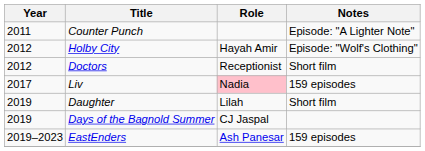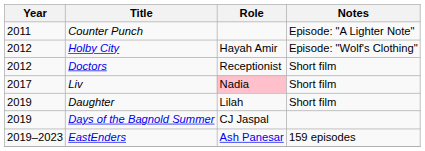(322, 84) 159 episodes -> (313, 84) Short film
